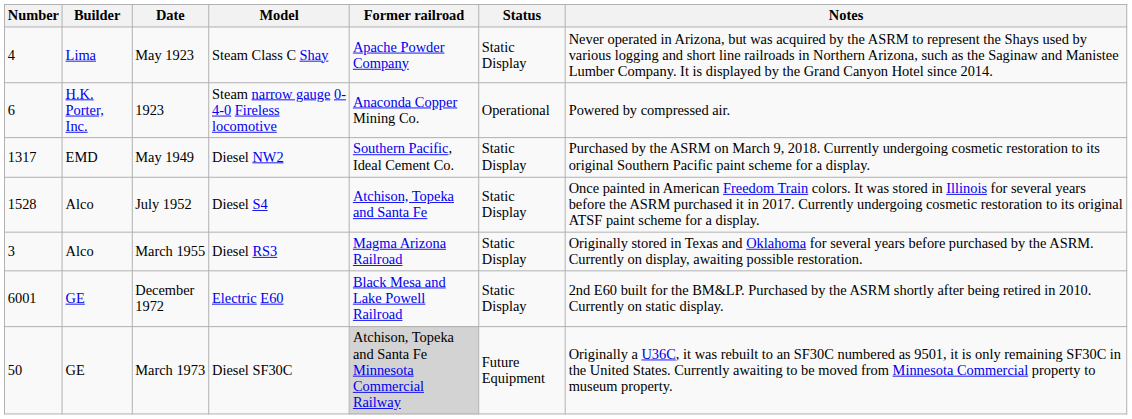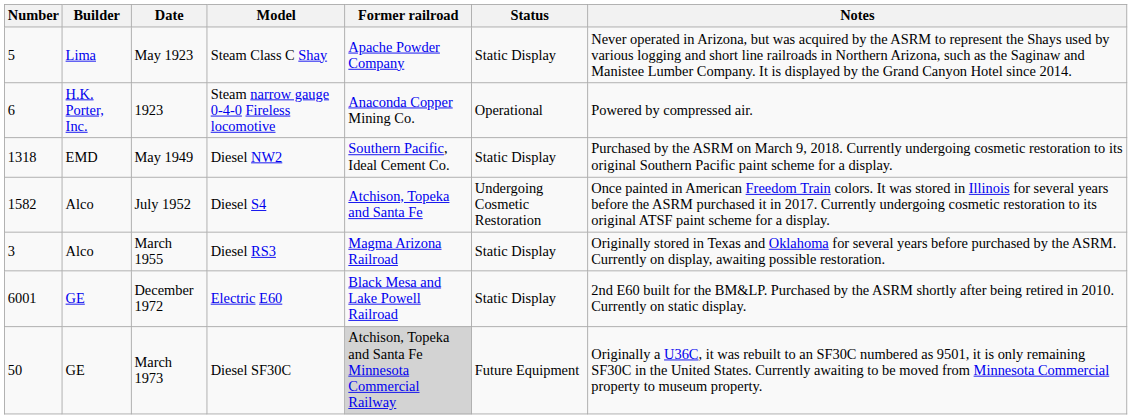(11, 54) 4 -> (11, 54) 5
(22, 157) 1317 -> (22, 157) 1318
(22, 204) 1528 -> (22, 204) 1582
(504, 204) Static Display -> (509, 204) Undergoing Cosmetic Restoration
